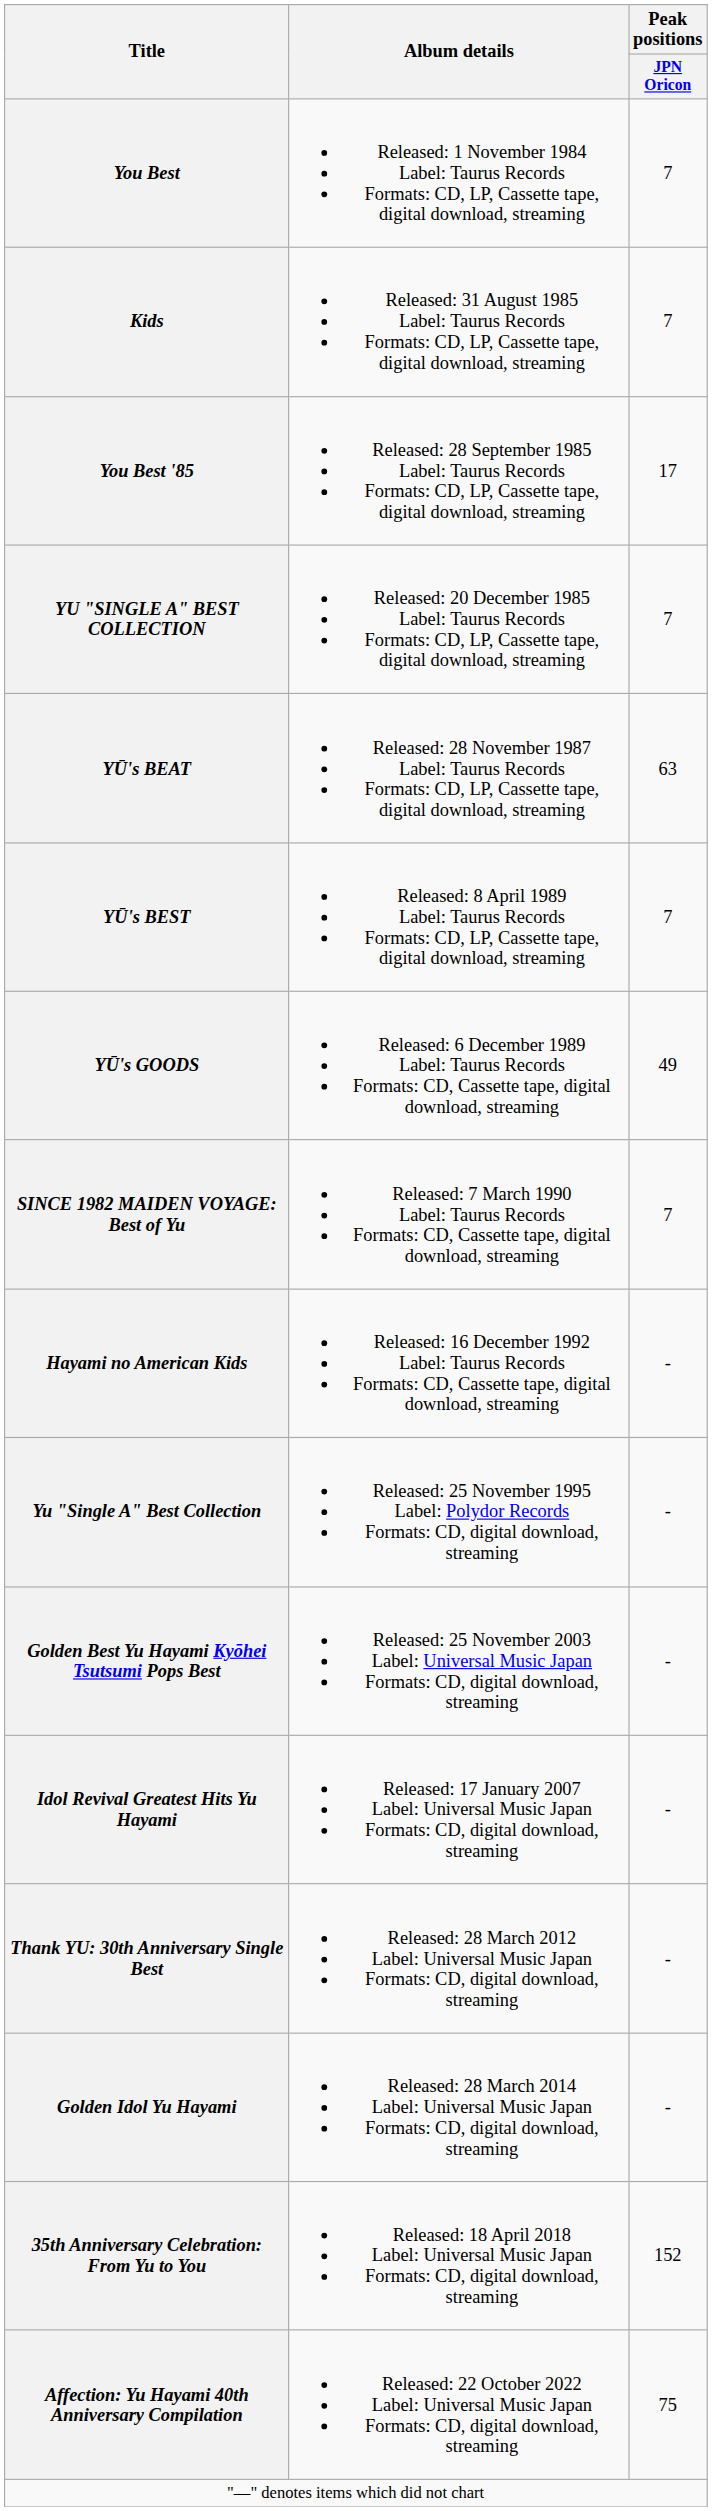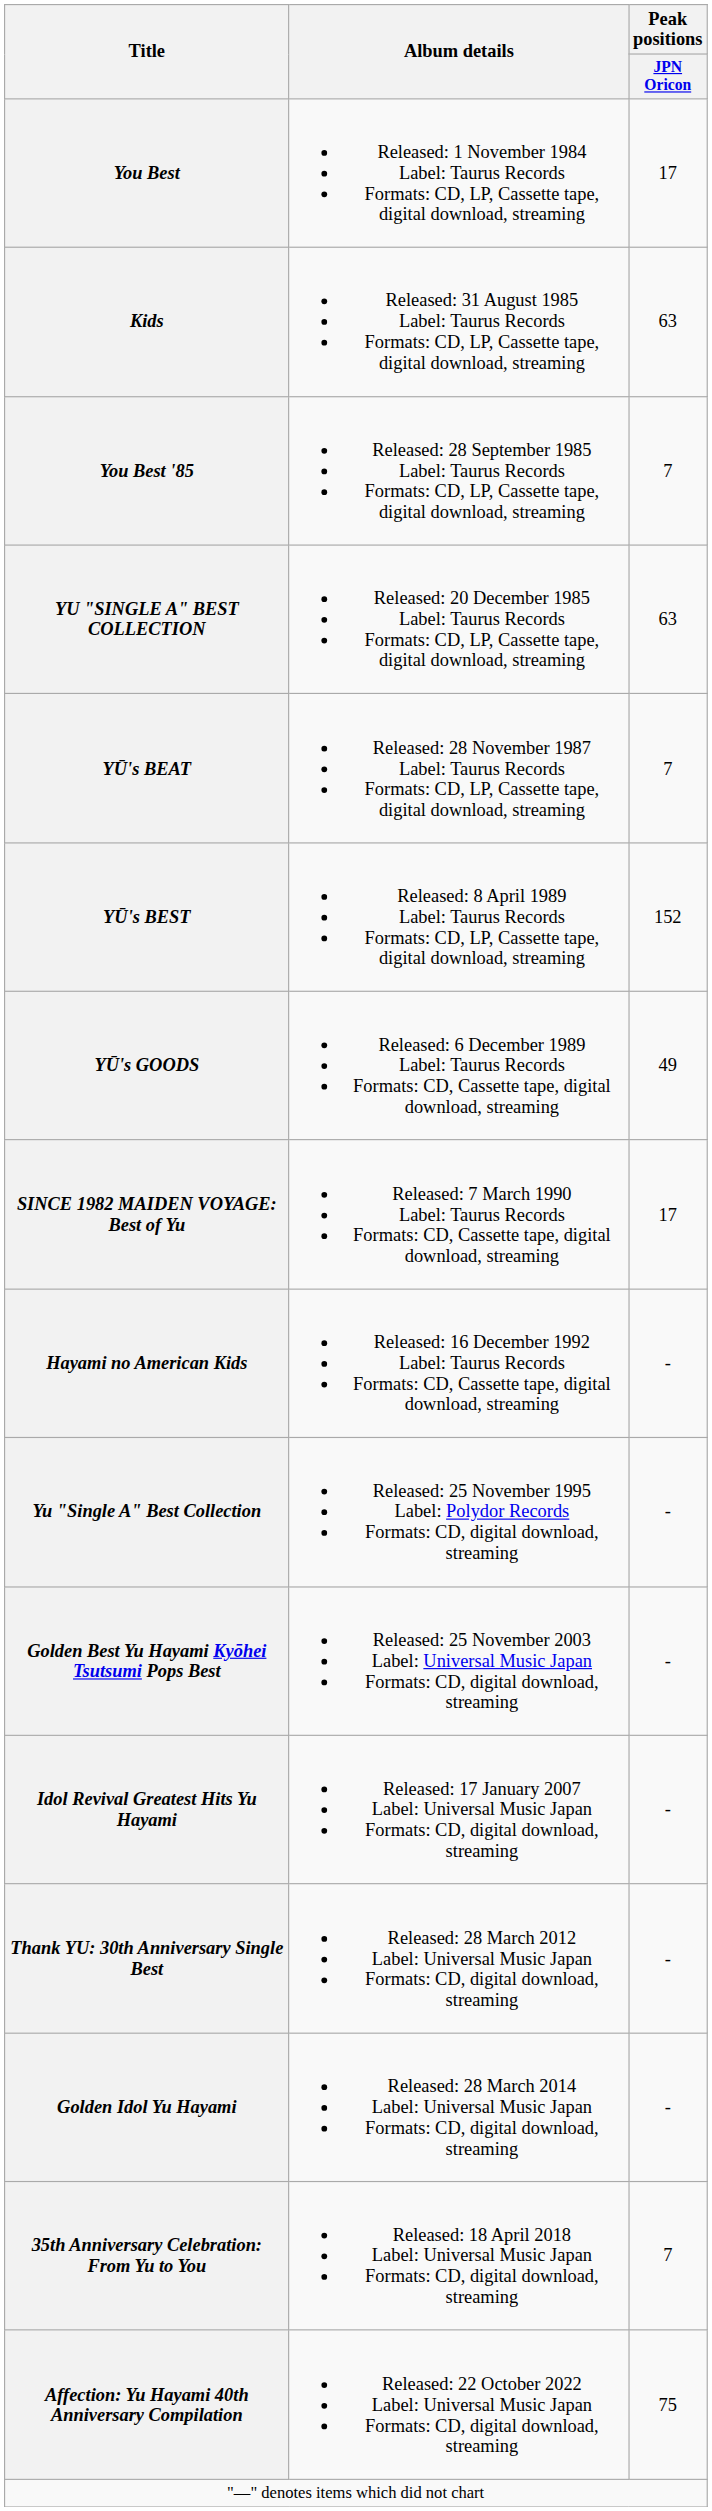(668, 172) 7 -> (668, 172) 17
(668, 321) 7 -> (668, 321) 63
(668, 470) 17 -> (668, 470) 7
(668, 619) 7 -> (668, 619) 63
(668, 768) 63 -> (668, 768) 7
(668, 916) 7 -> (668, 916) 152
(668, 1214) 7 -> (668, 1214) 17
(668, 2255) 152 -> (668, 2255) 7
